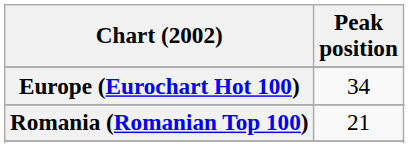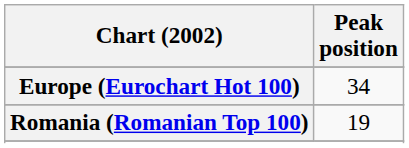(359, 122) 21 -> (359, 122) 19
